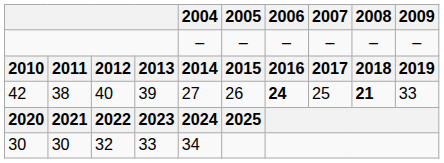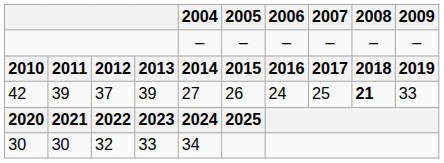(61, 94) 38 -> (61, 94) 39
(104, 94) 40 -> (104, 94) 37
(278, 94) bold -> (278, 94) normal
